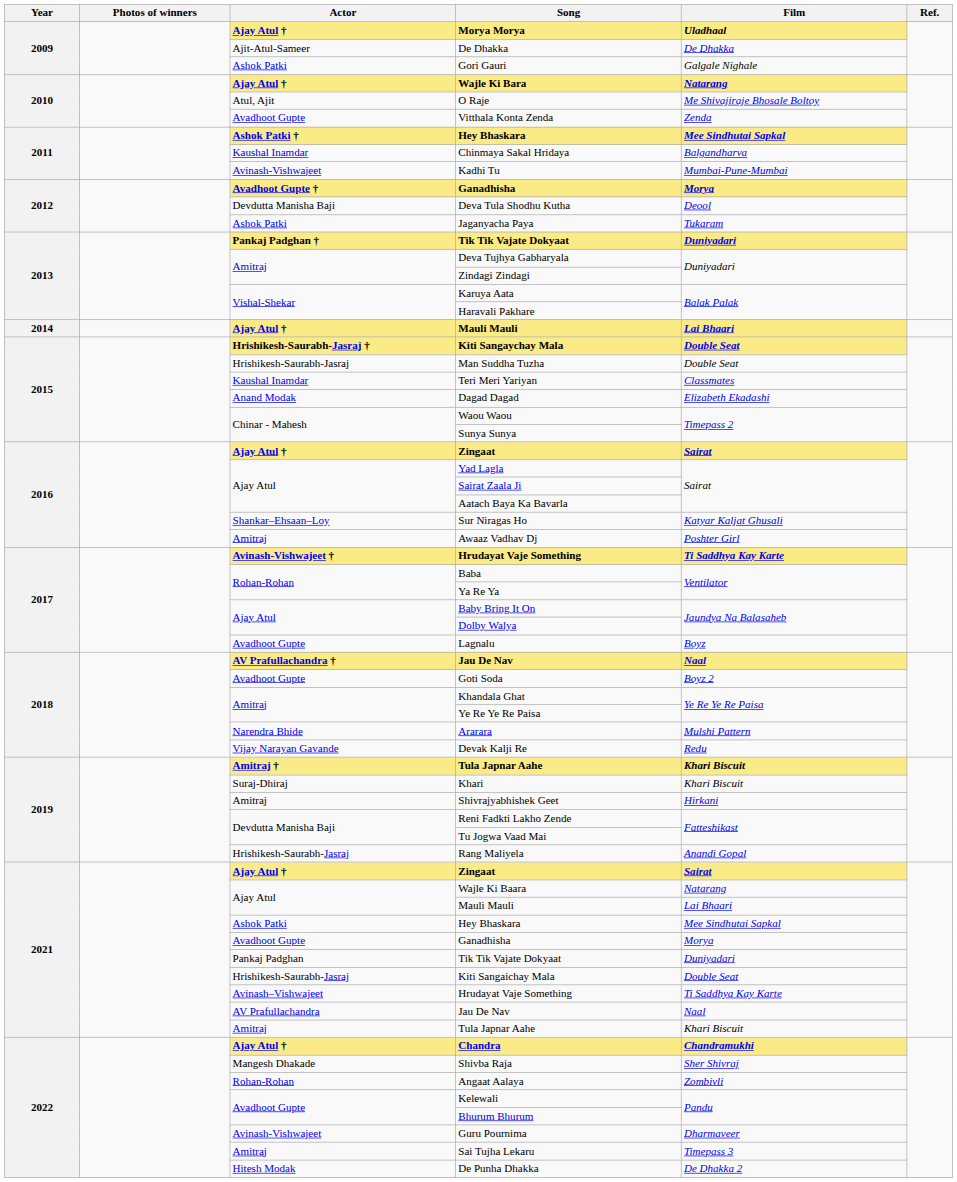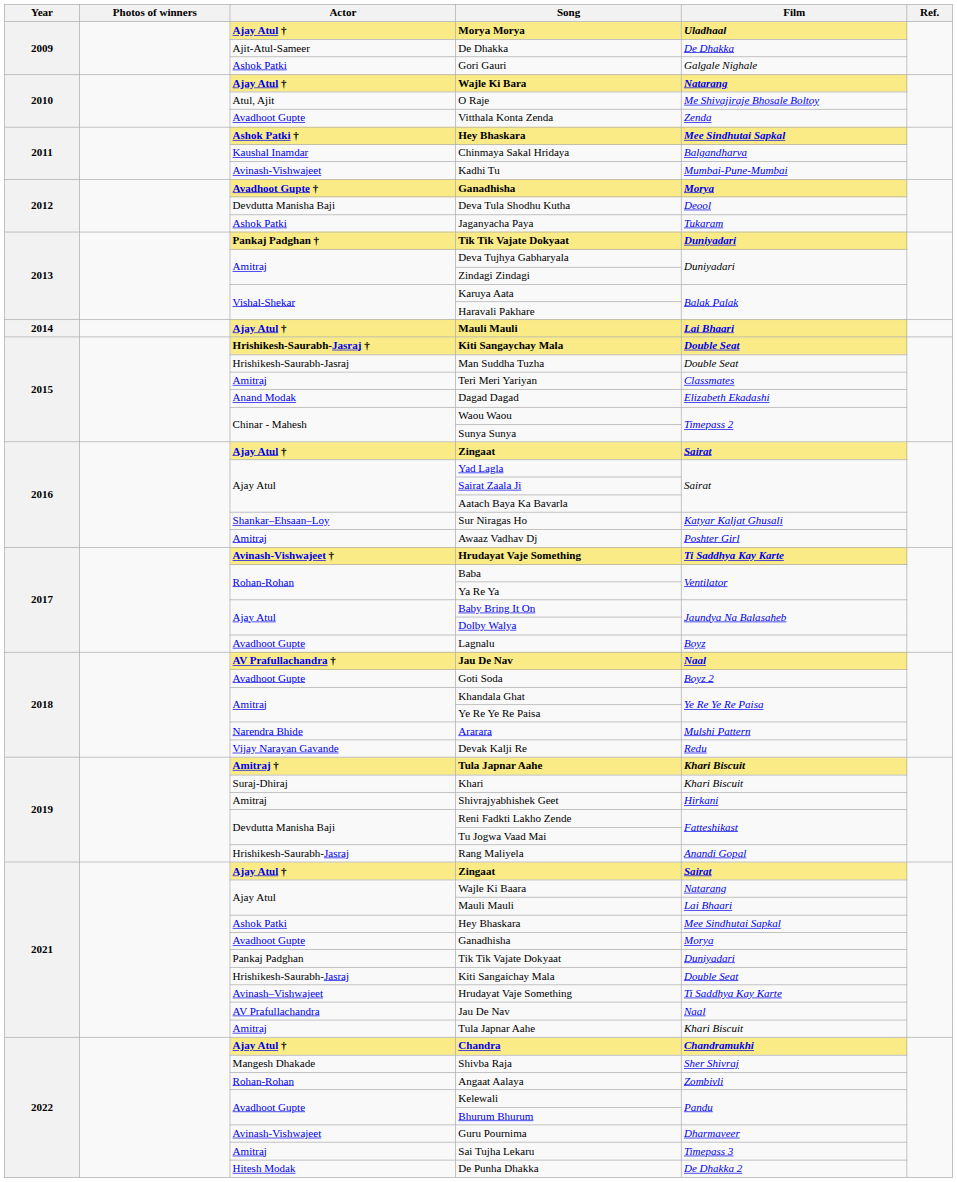(270, 380) Kaushal Inamdar -> (250, 380) Amitraj
